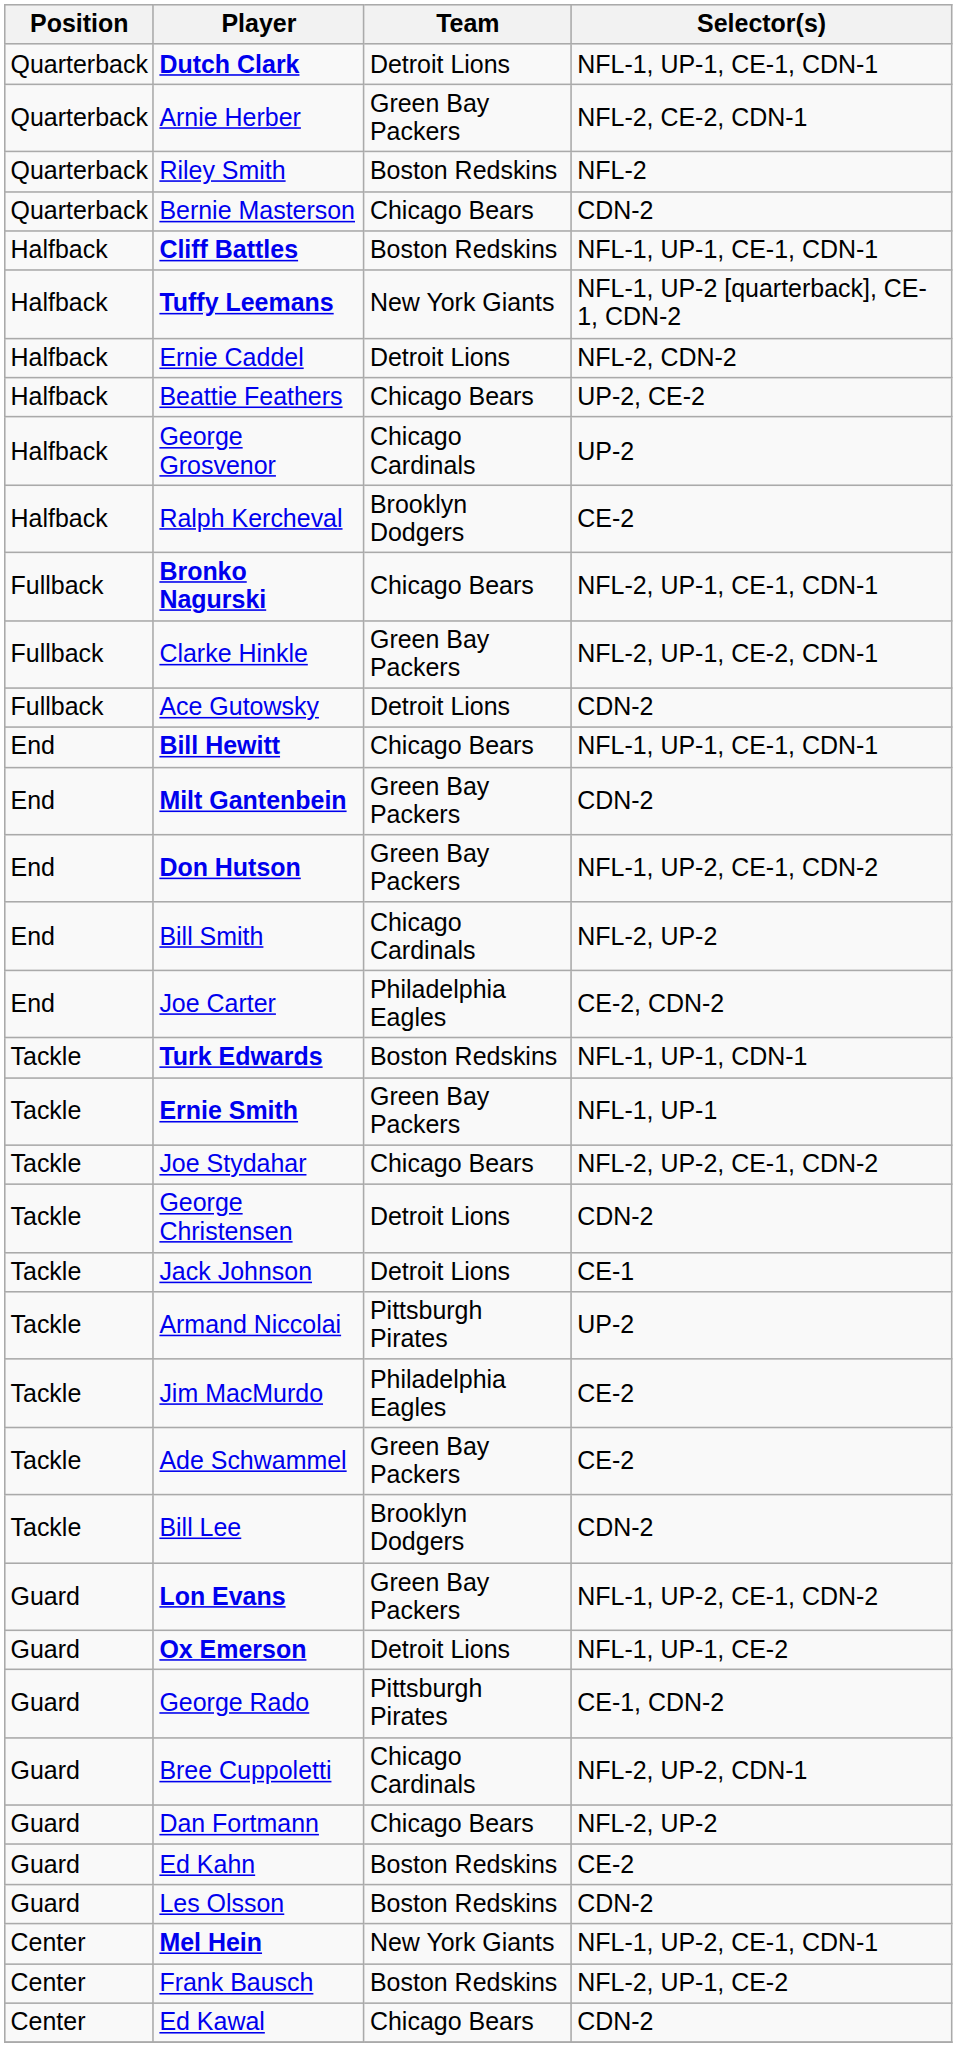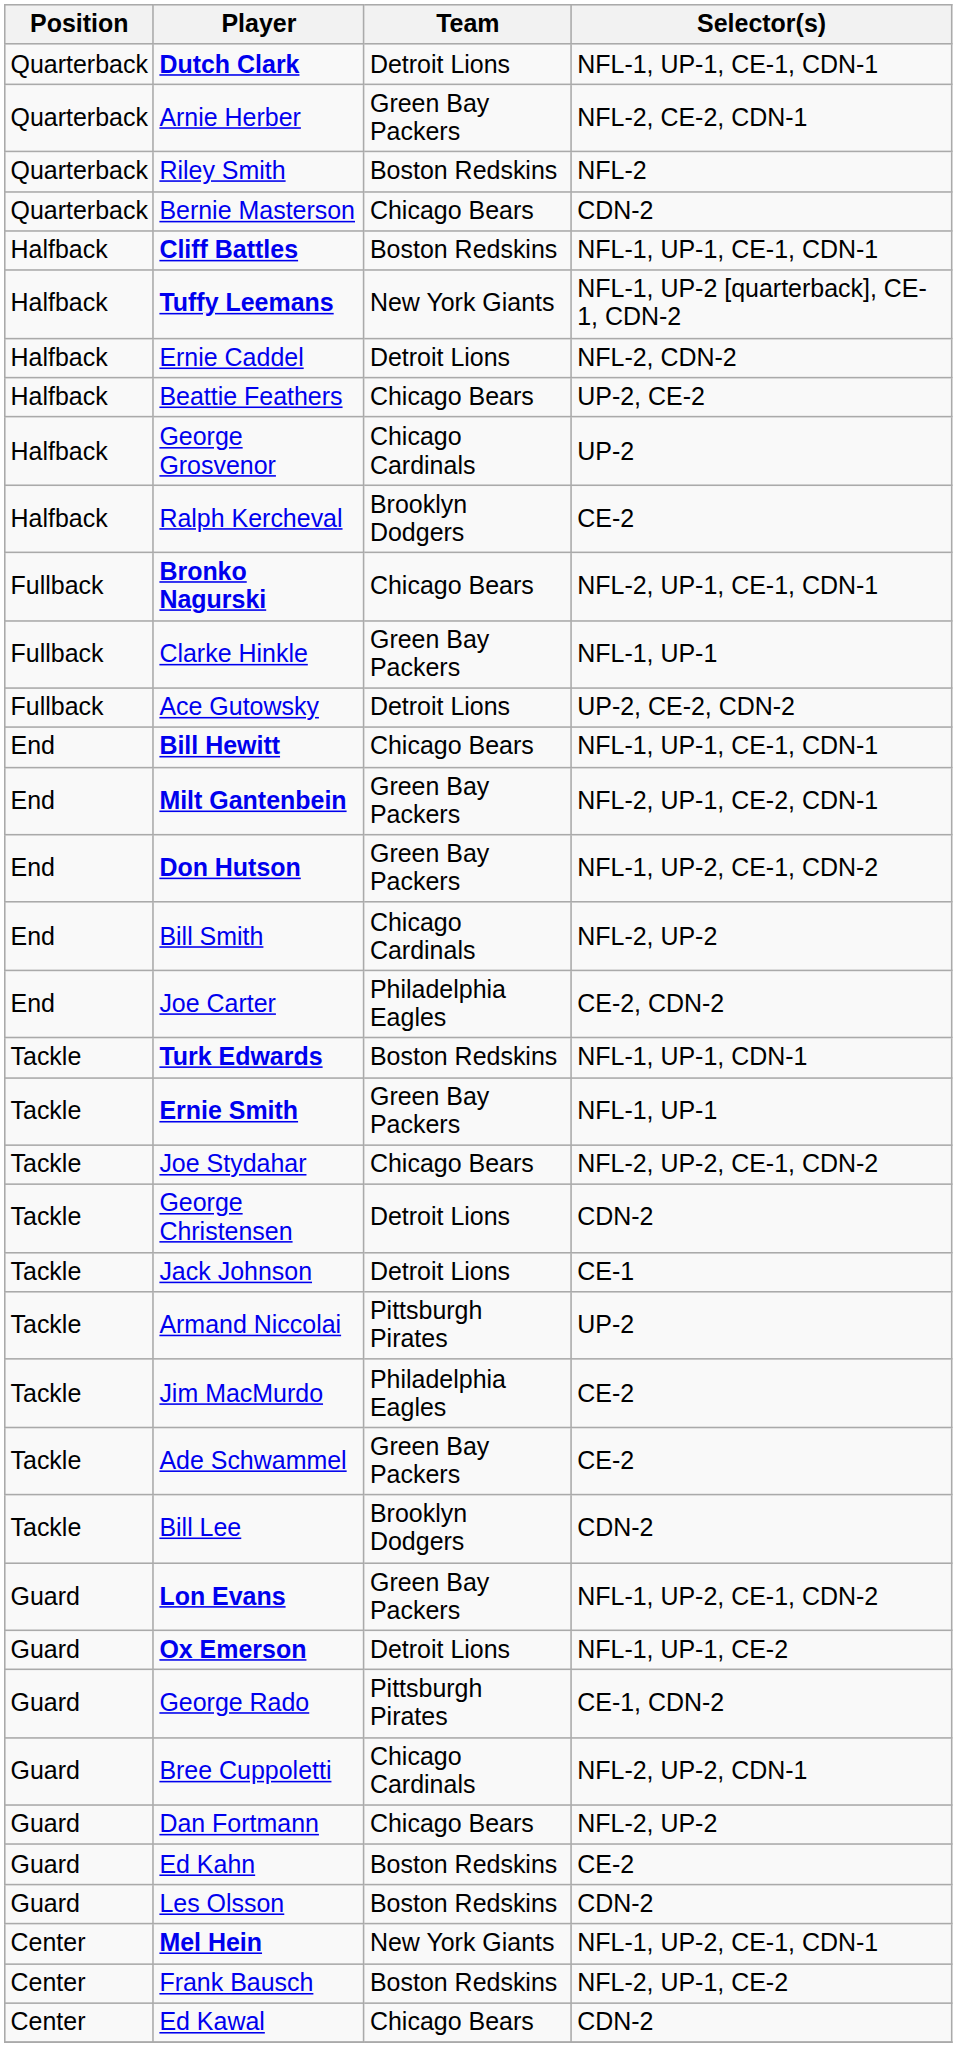(728, 653) NFL-2, UP-1, CE-2, CDN-1 -> (647, 653) NFL-1, UP-1
(615, 707) CDN-2 -> (686, 707) UP-2, CE-2, CDN-2
(615, 800) CDN-2 -> (728, 800) NFL-2, UP-1, CE-2, CDN-1
